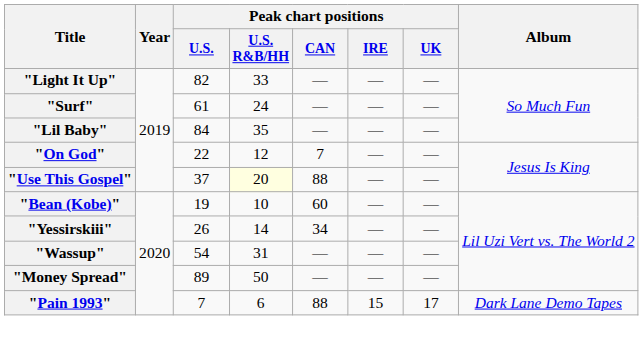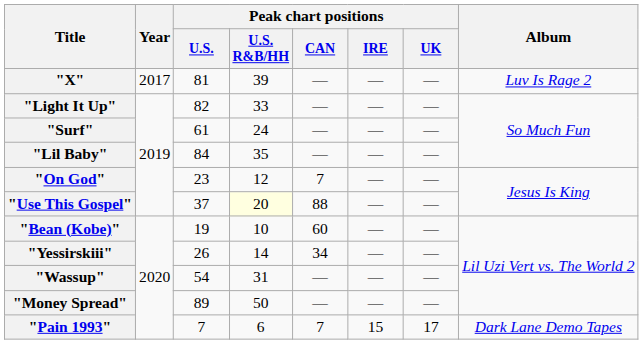+ row: (70, 80)
(201, 154) 22 -> (201, 179) 23
(320, 302) 88 -> (320, 327) 7
